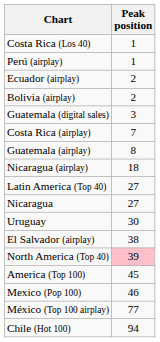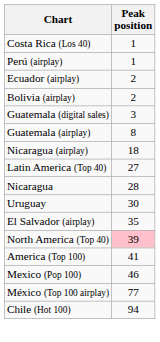- row: (49, 132)
(133, 203) 27 -> (133, 185) 28
(133, 239) 38 -> (133, 221) 35
(133, 274) 45 -> (133, 256) 41
